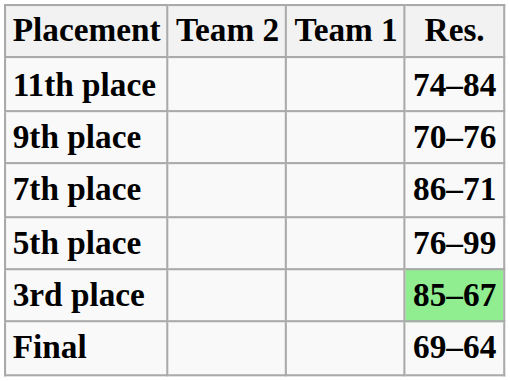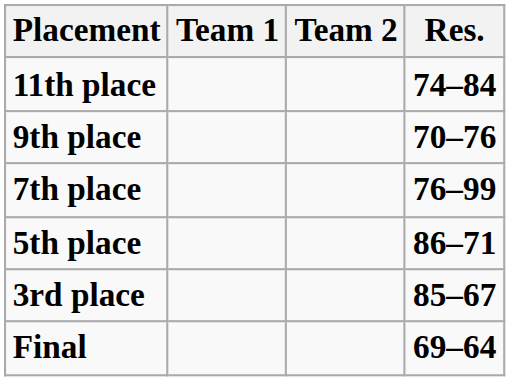columns swapped: (346, 30) <-> (228, 30)
(455, 189) 86–71 -> (455, 189) 76–99
(455, 242) 76–99 -> (455, 242) 86–71
(455, 294) lightgreen background -> (455, 294) no background
